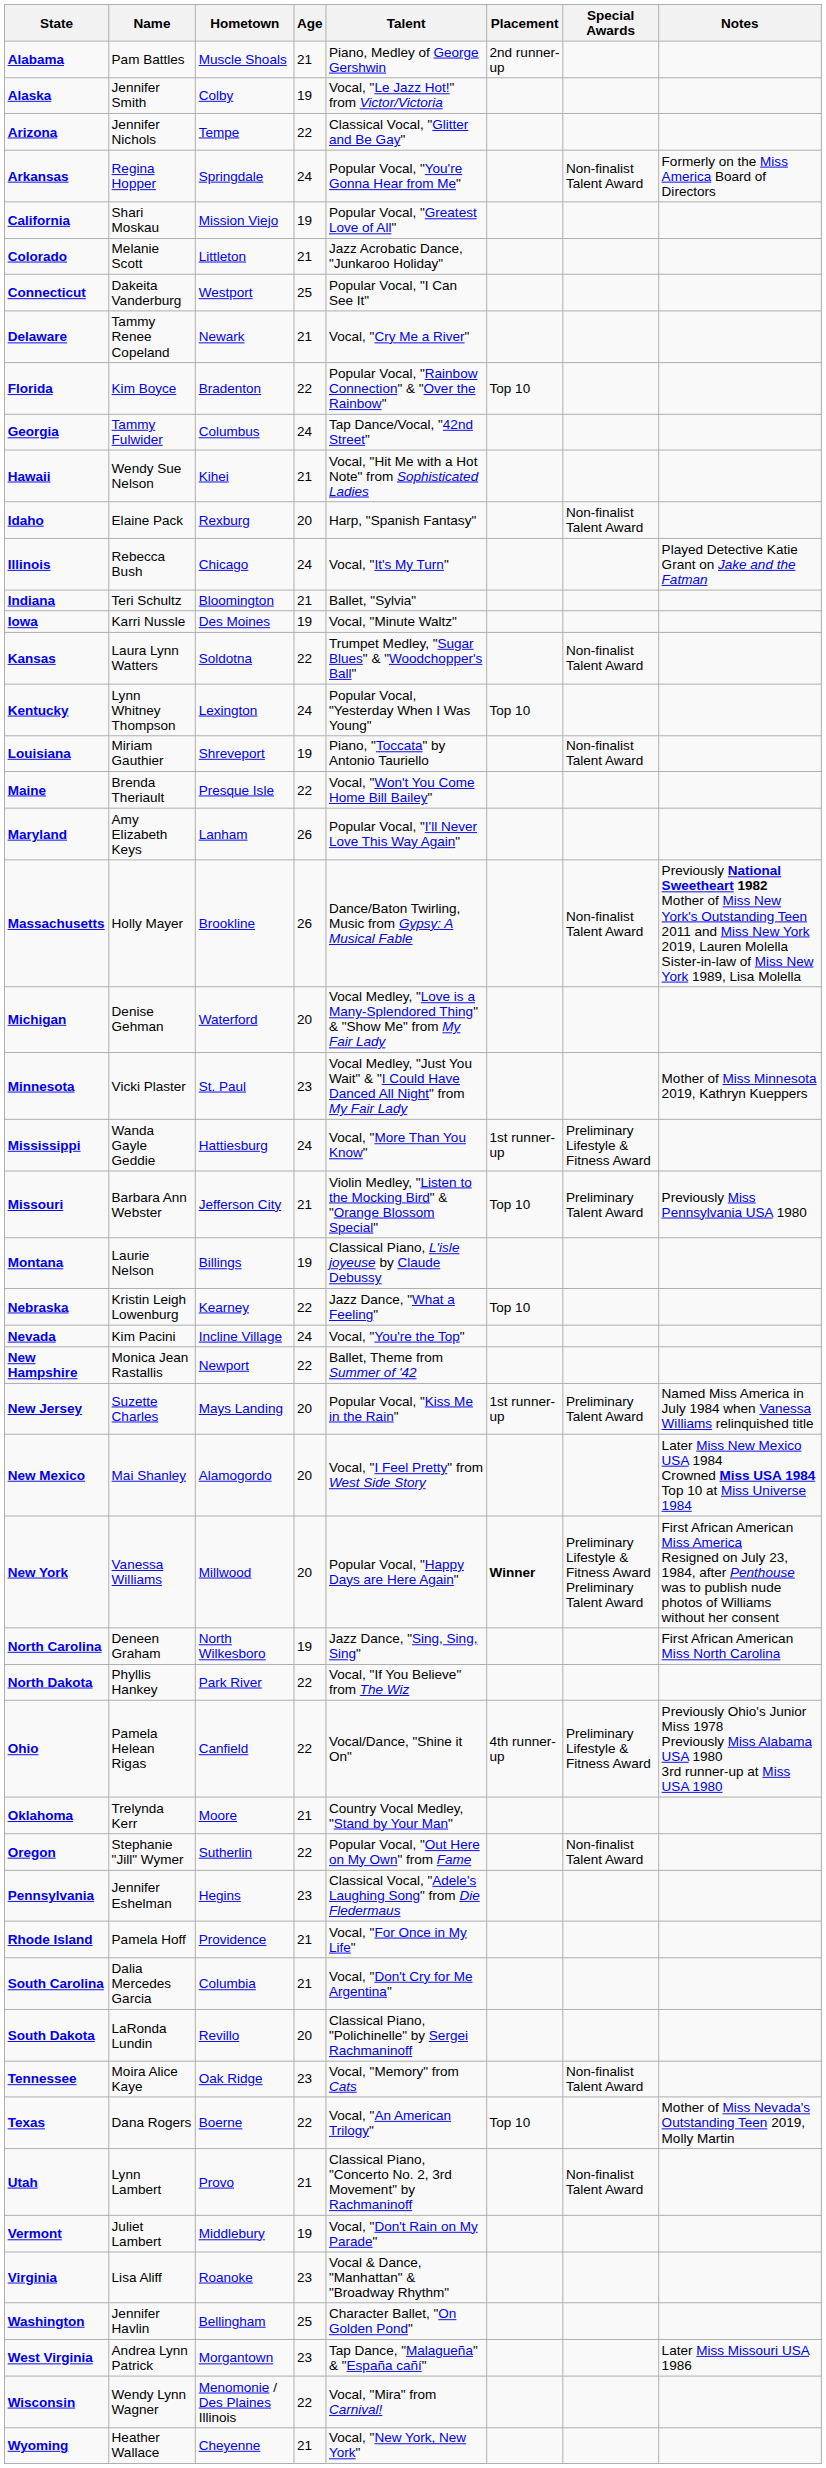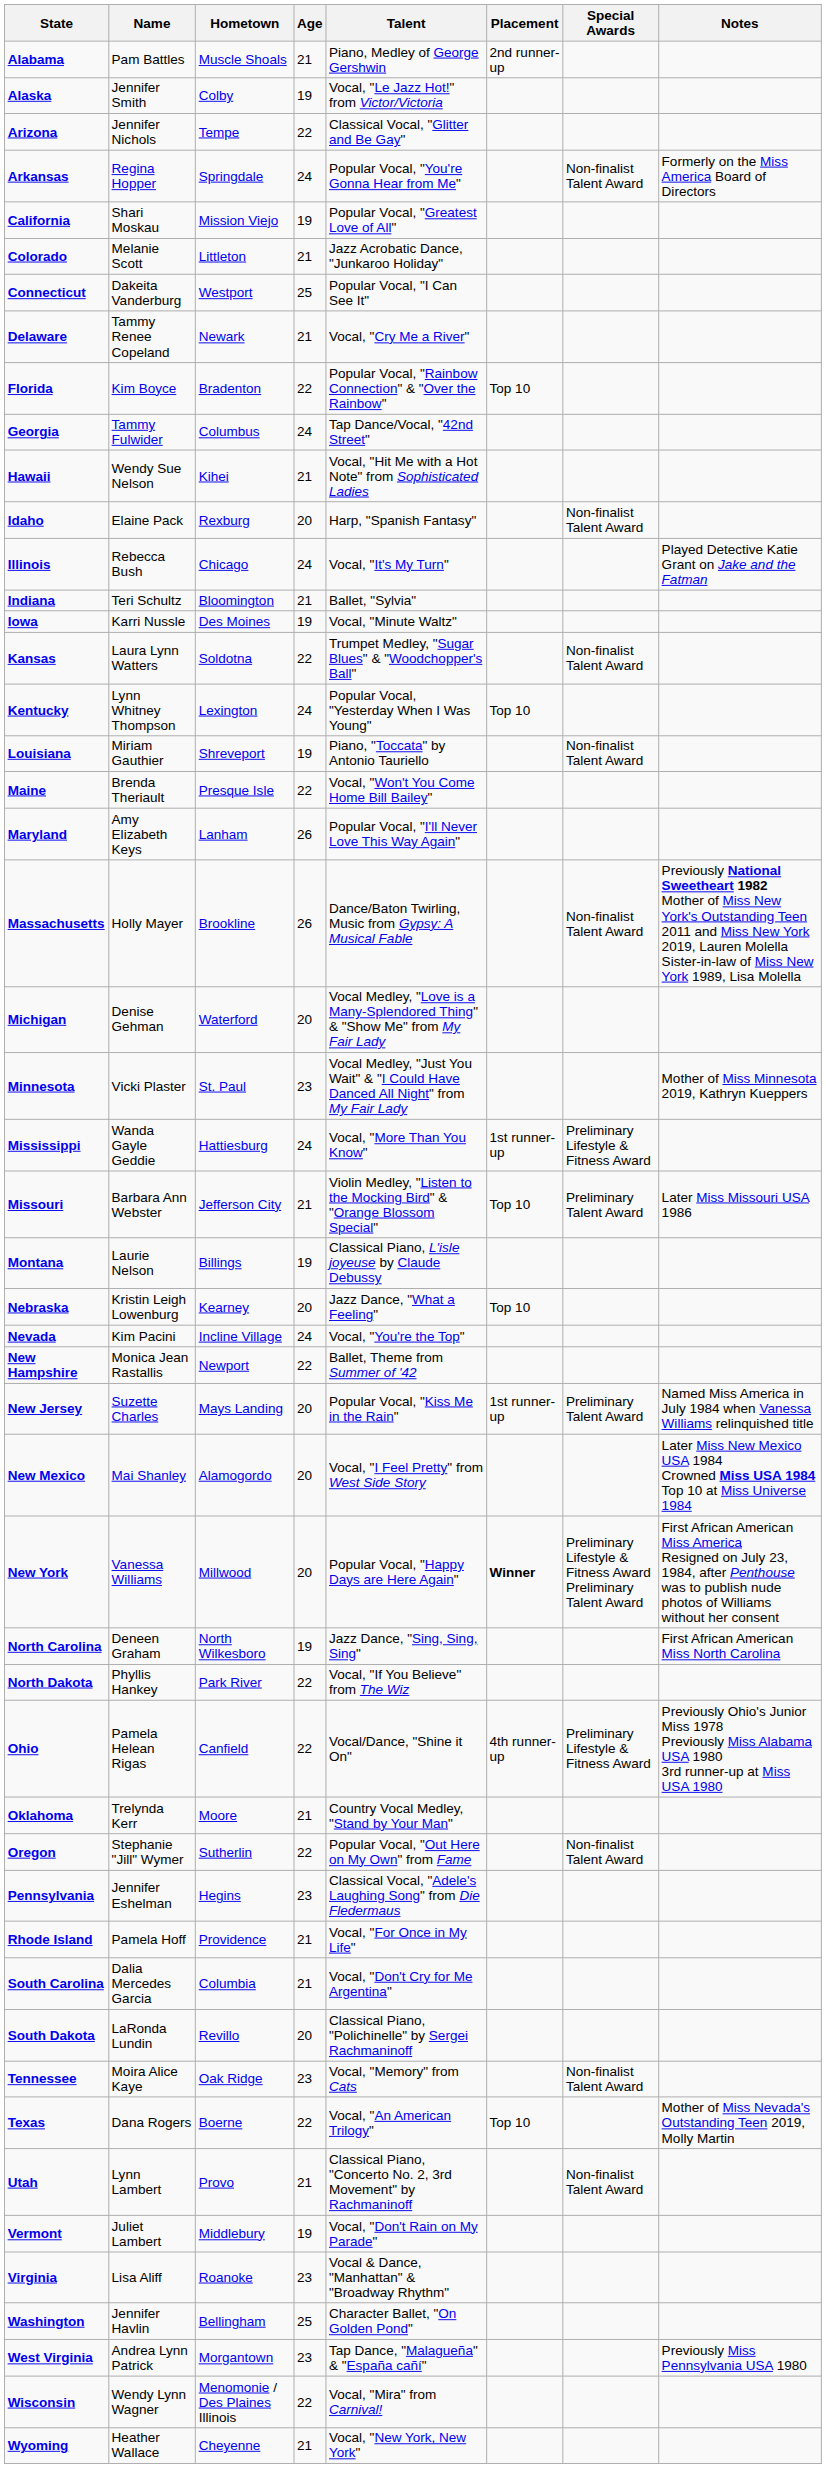(734, 1204) Previously Miss Pennsylvania USA 1980 -> (735, 1204) Later Miss Missouri USA 1986
(305, 1307) 22 -> (305, 1307) 20
(735, 2358) Later Miss Missouri USA 1986 -> (734, 2358) Previously Miss Pennsylvania USA 1980
